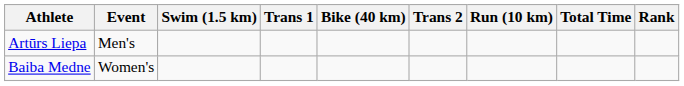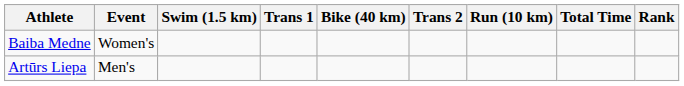rows swapped: (47, 43) <-> (49, 68)
